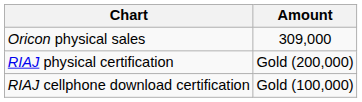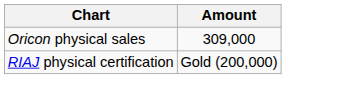- row: (129, 85)
